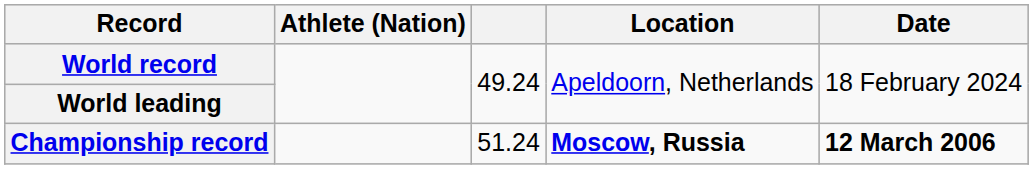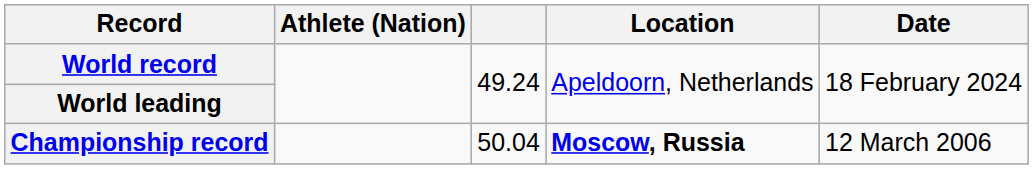(509, 143) 51.24 -> (509, 143) 50.04
(910, 143) bold -> (908, 143) normal
